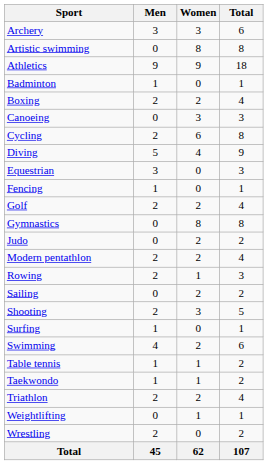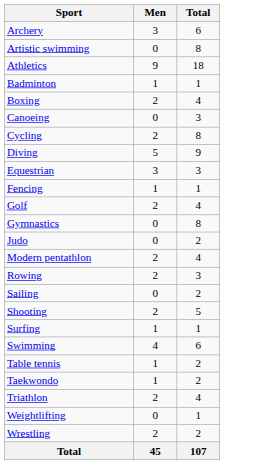- column: (198, 13)
